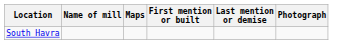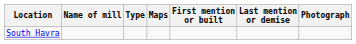+ column: (135, 16)
